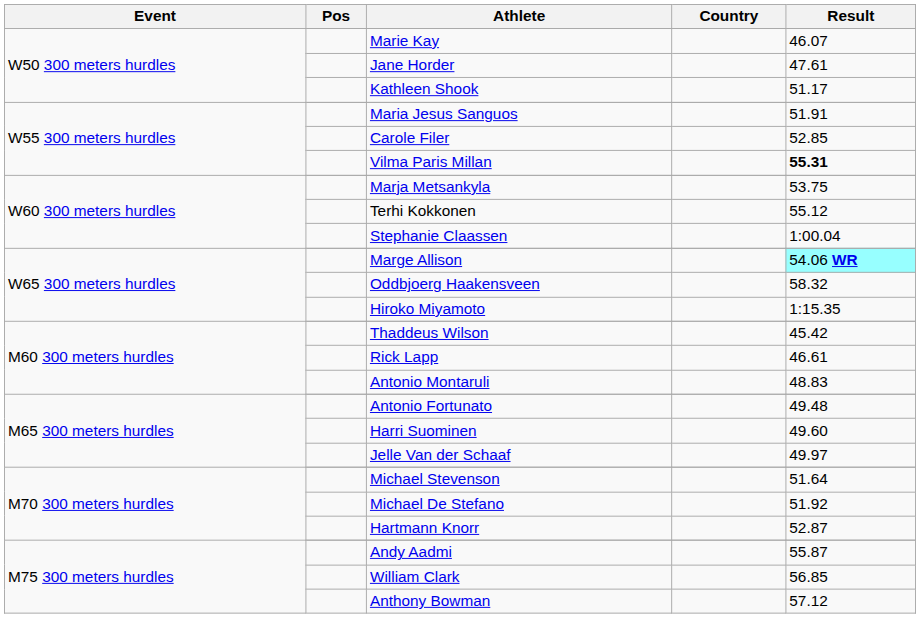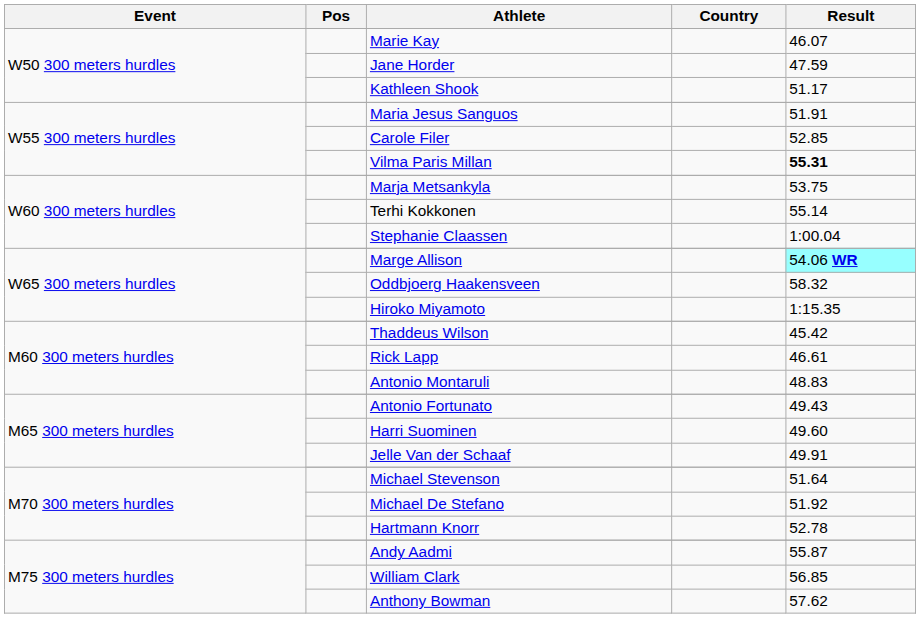(809, 65) 47.61 -> (809, 65) 47.59
(809, 211) 55.12 -> (809, 211) 55.14
(809, 406) 49.48 -> (809, 406) 49.43
(809, 455) 49.97 -> (809, 455) 49.91
(809, 528) 52.87 -> (809, 528) 52.78
(809, 601) 57.12 -> (809, 601) 57.62
